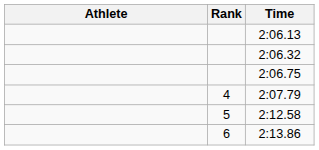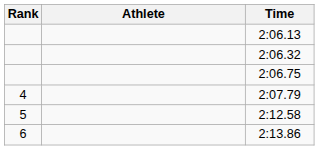columns swapped: (226, 14) <-> (106, 14)
